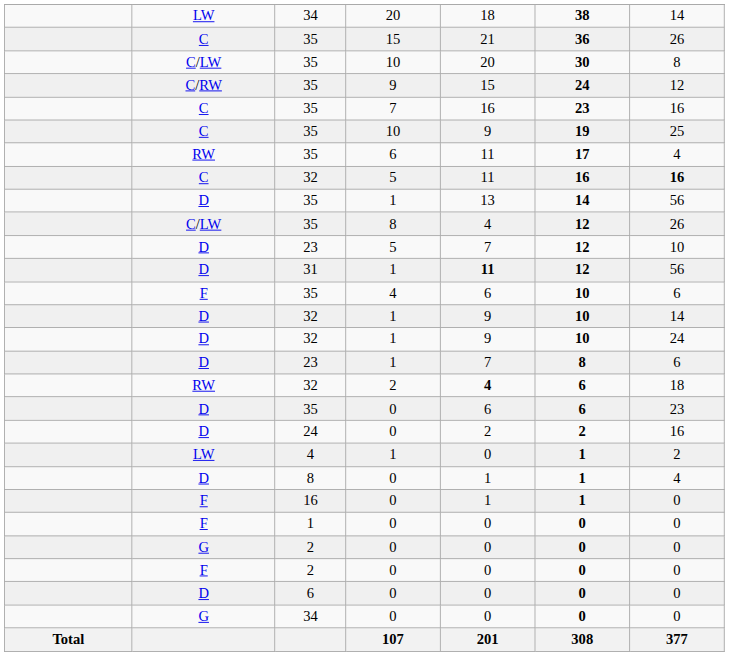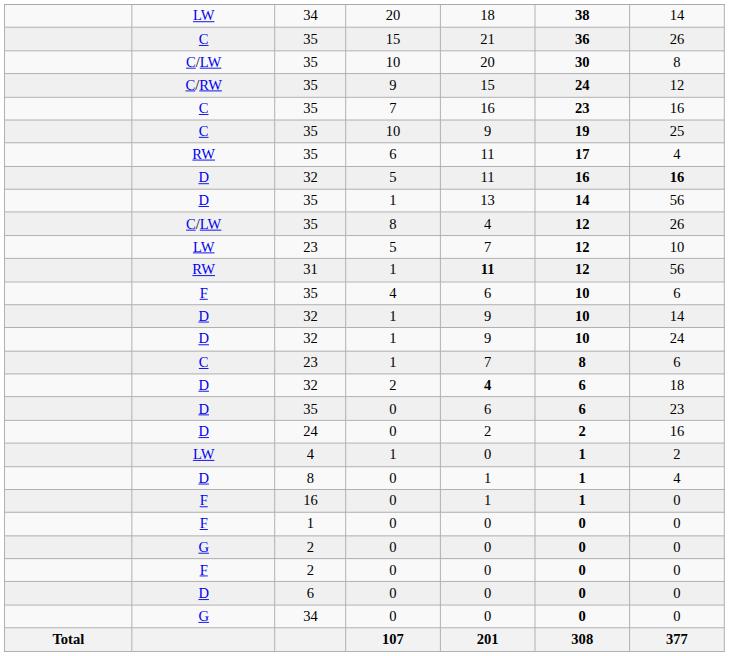(204, 177) C -> (204, 177) D
(204, 246) D -> (204, 246) LW
(204, 270) D -> (204, 270) RW
(204, 362) D -> (204, 362) C
(204, 385) RW -> (204, 385) D
